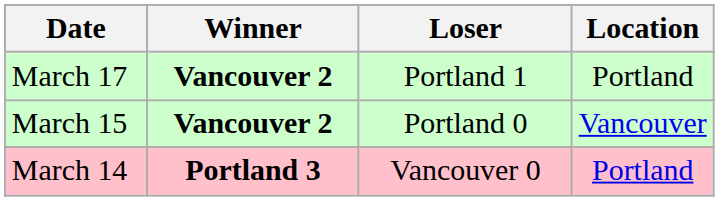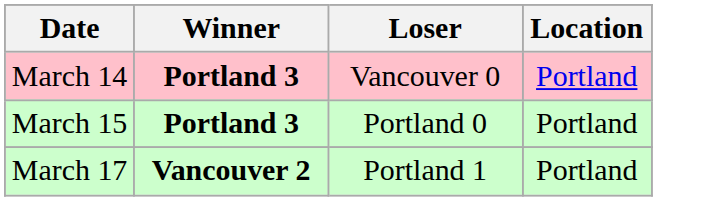rows swapped: (70, 170) <-> (70, 75)
(253, 123) Vancouver 2 -> (231, 123) Portland 3
(643, 123) Vancouver -> (587, 123) Portland
